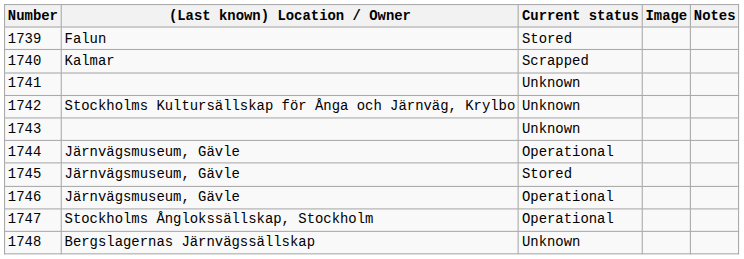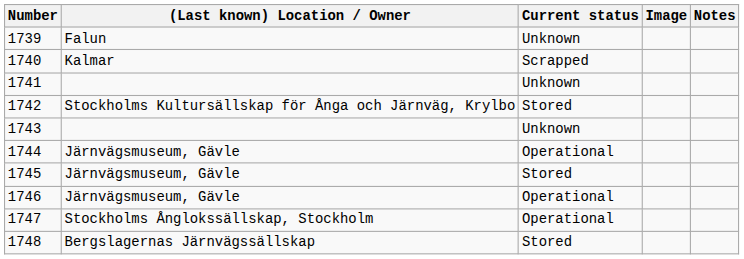(547, 39) Stored -> (551, 39) Unknown
(551, 107) Unknown -> (547, 107) Stored
(551, 243) Unknown -> (547, 243) Stored
